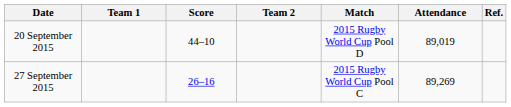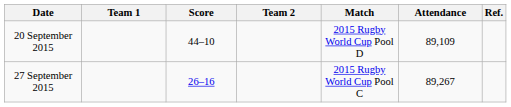(440, 41) 89,019 -> (440, 41) 89,109
(440, 82) 89,269 -> (440, 82) 89,267
